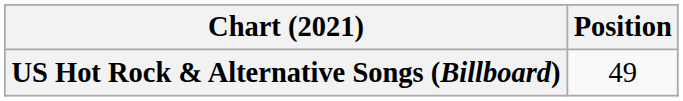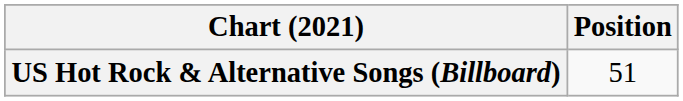(623, 72) 49 -> (623, 72) 51
